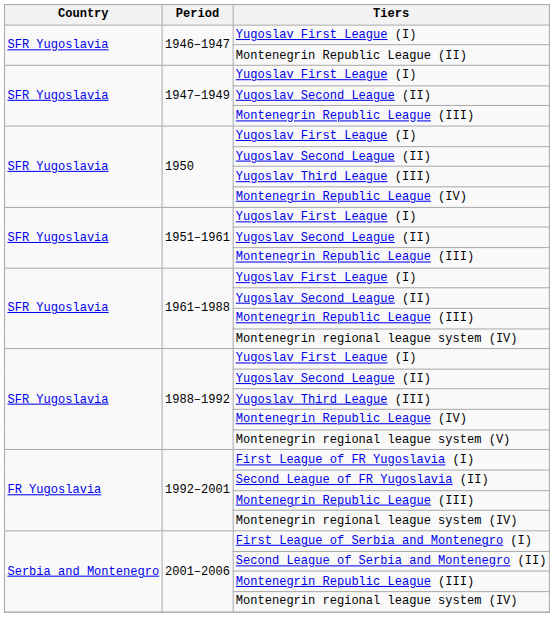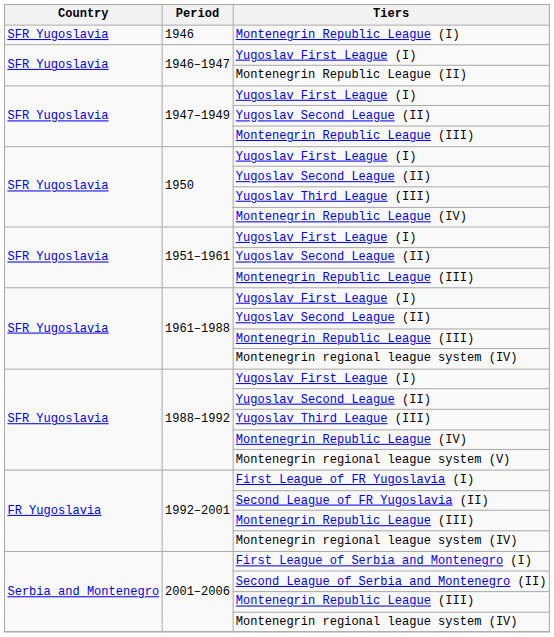+ row: (179, 35)
